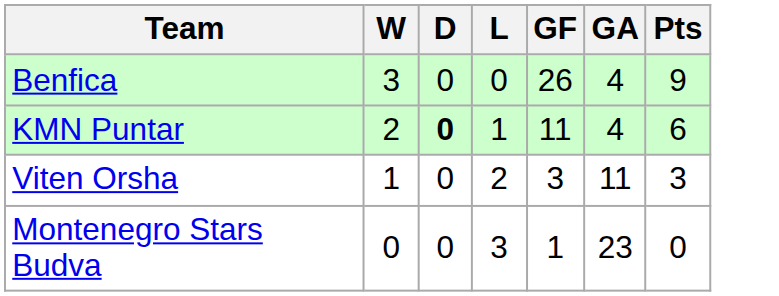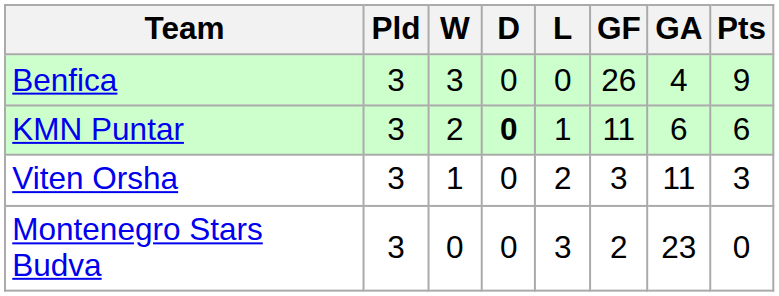+ column: (396, 29)
(615, 129) 4 -> (679, 129) 6
(555, 247) 1 -> (619, 247) 2
